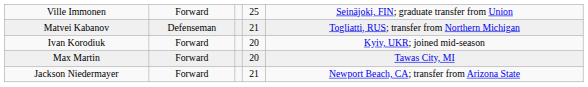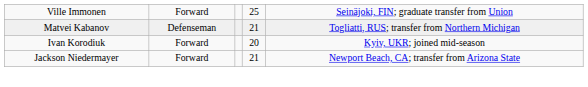- row: (76, 58)
